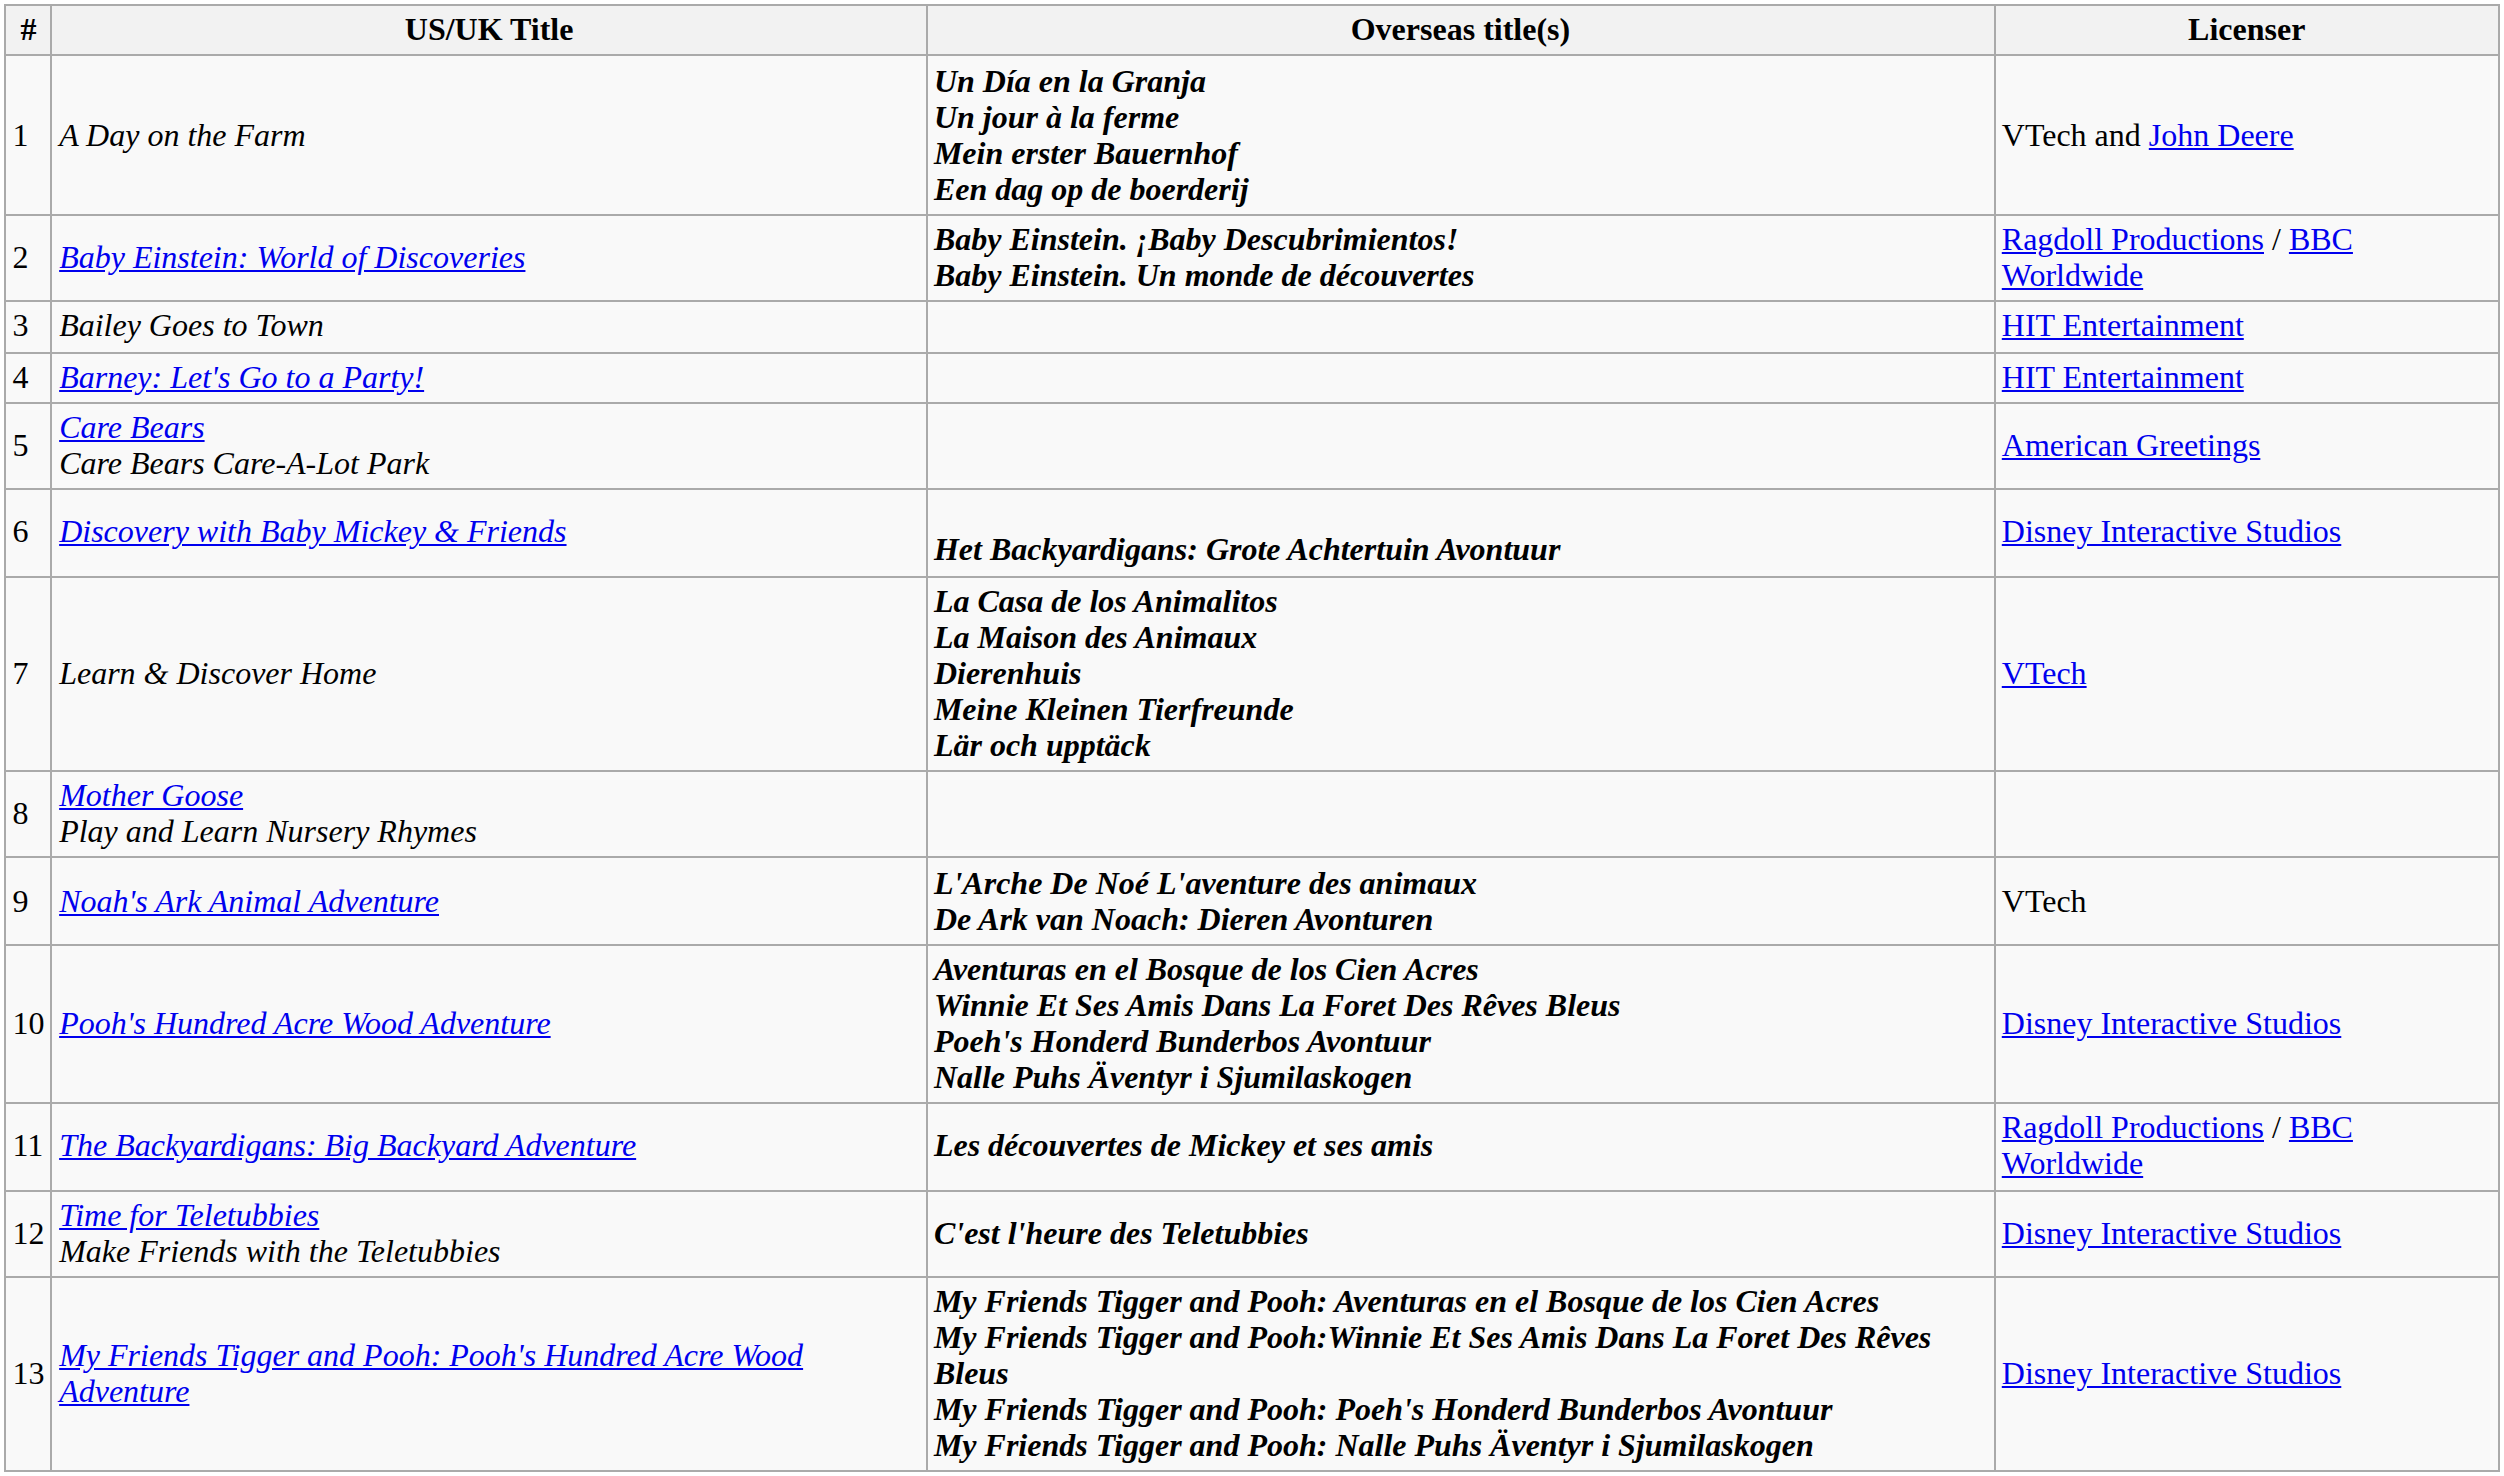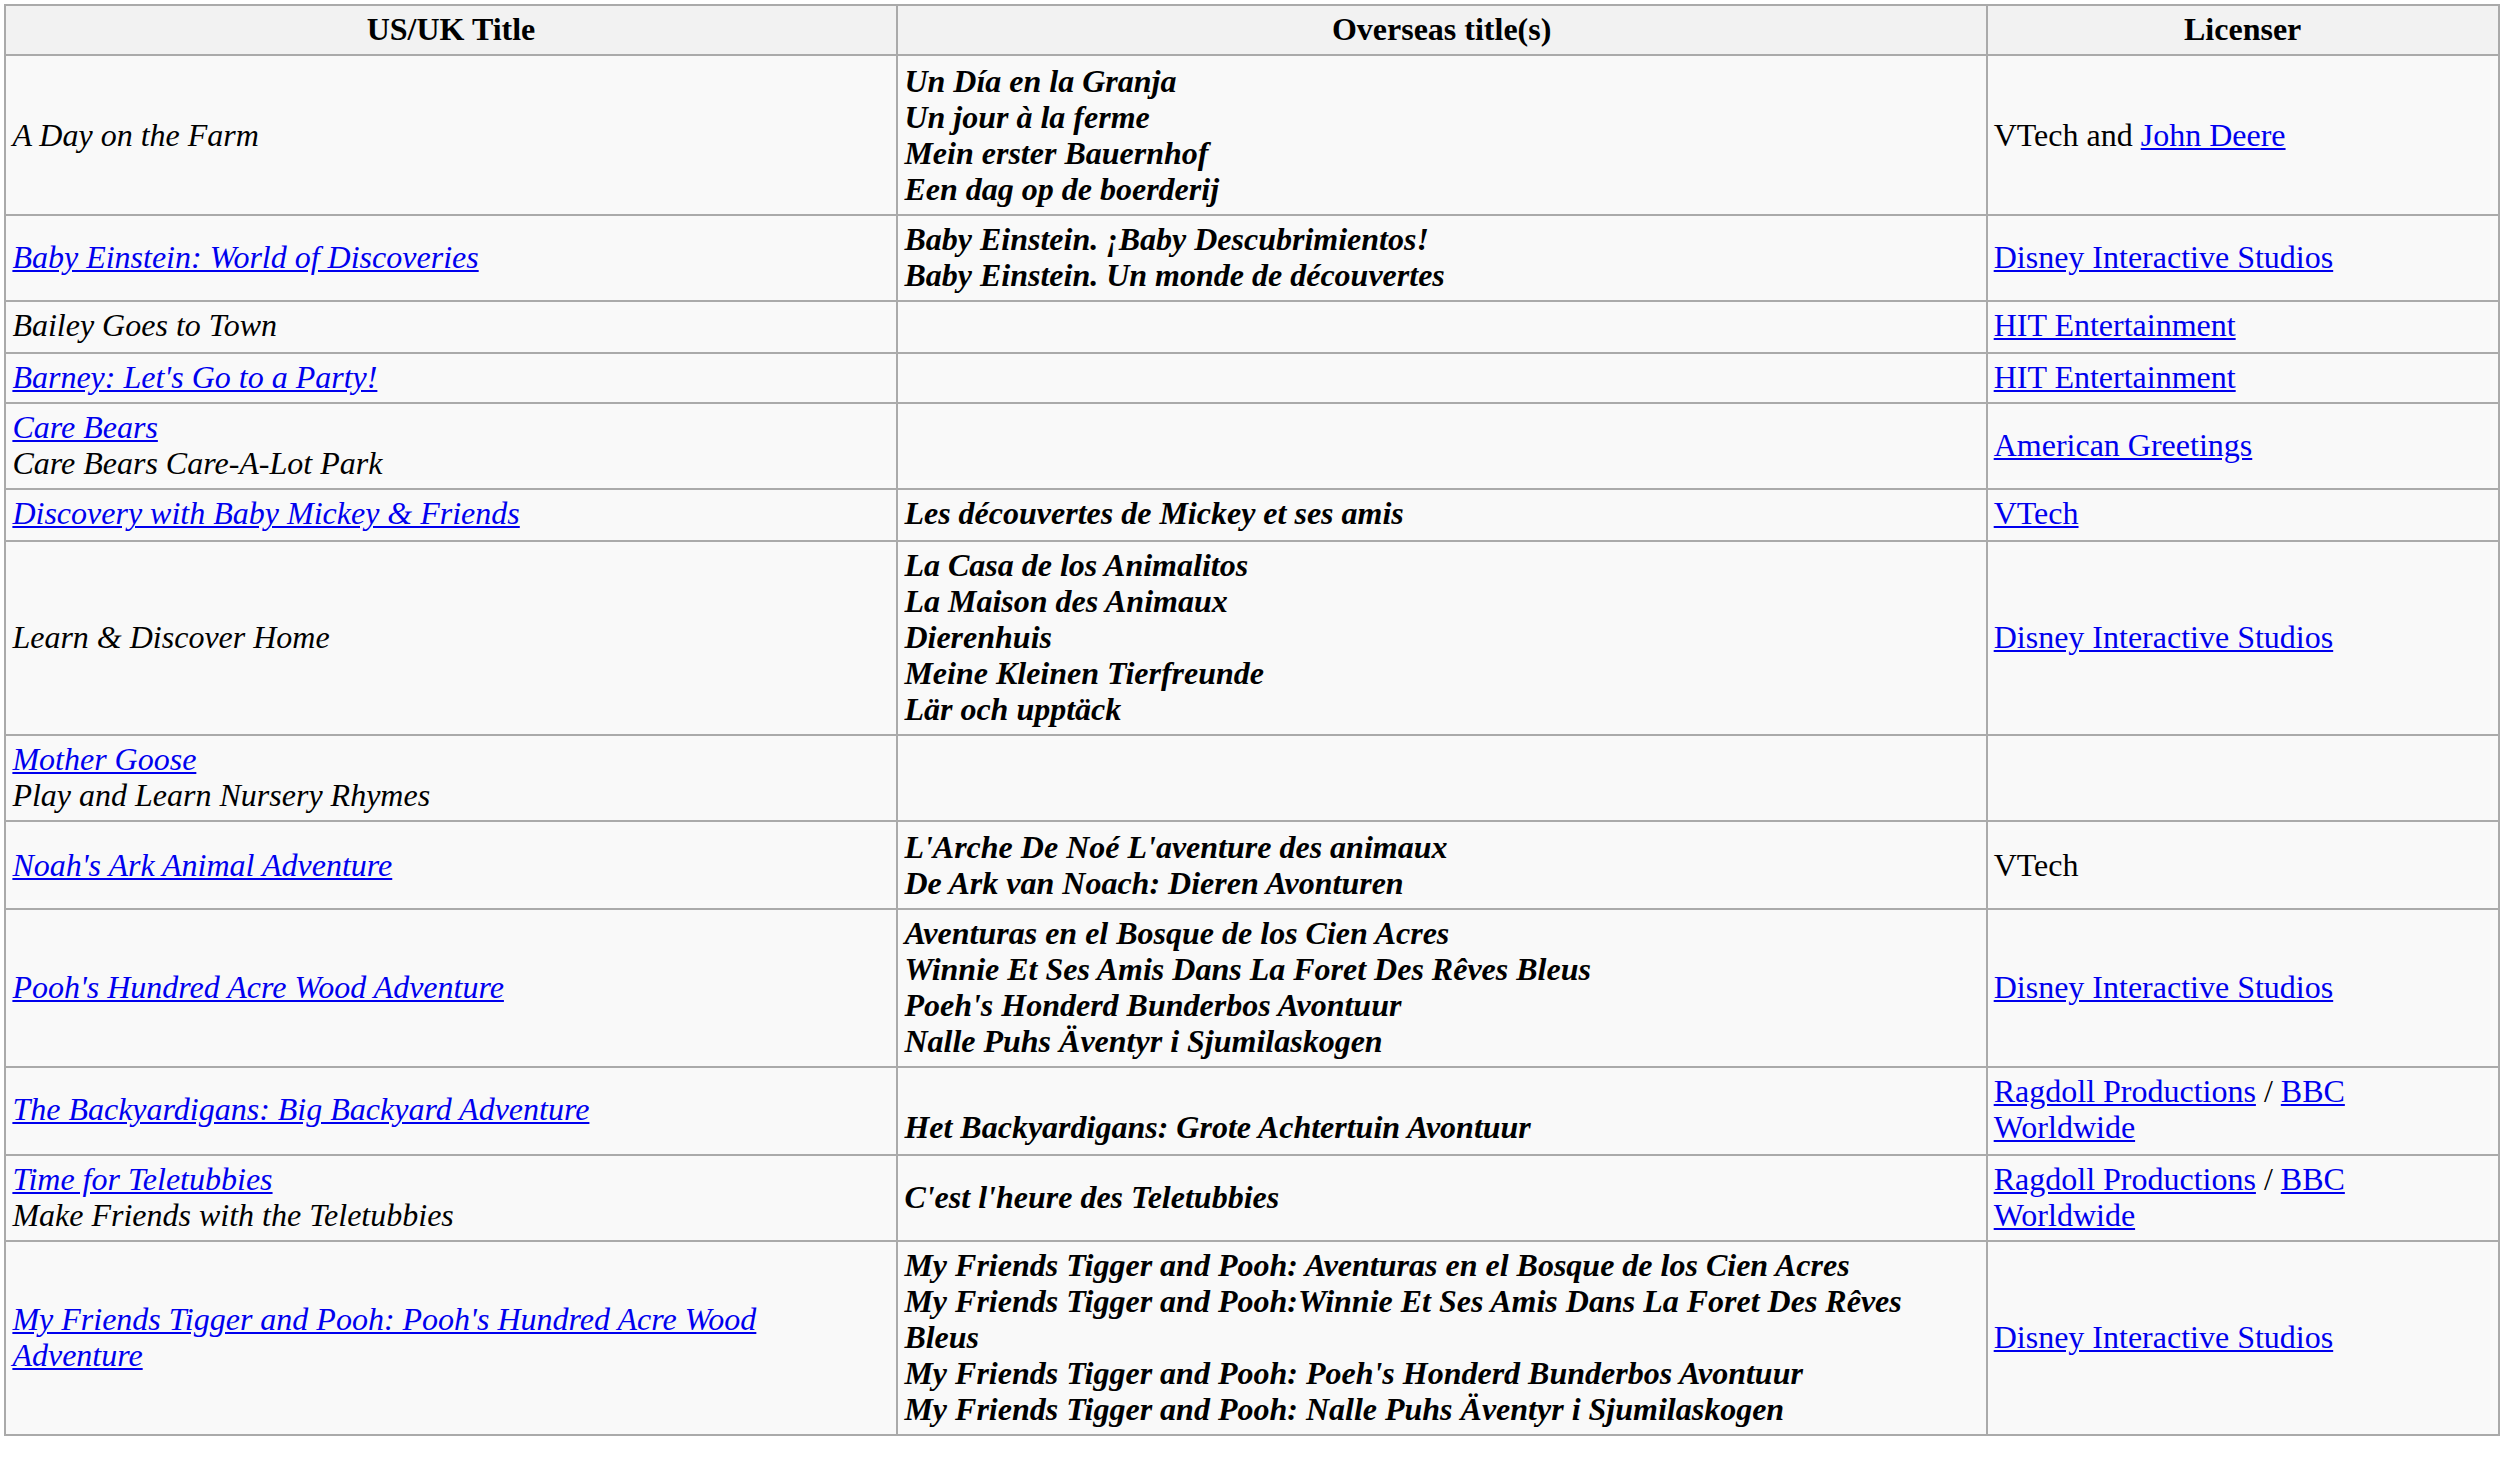- column: (28, 29)
(2177, 257) Ragdoll Productions / BBC Worldwide -> (2163, 257) Disney Interactive Studios
(1247, 550) Het Backyardigans: Grote Achtertuin Avontuur -> (1154, 514) Les découvertes de Mickey et ses amis
(2172, 532) Disney Interactive Studios -> (2036, 514) VTech
(2044, 673) VTech -> (2163, 637) Disney Interactive Studios
(1184, 1146) Les découvertes de Mickey et ses amis -> (1218, 1128) Het Backyardigans: Grote Achtertuin Avontuur
(2172, 1232) Disney Interactive Studios -> (2169, 1196) Ragdoll Productions / BBC Worldwide
